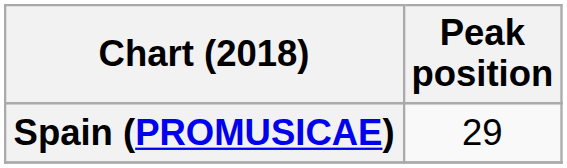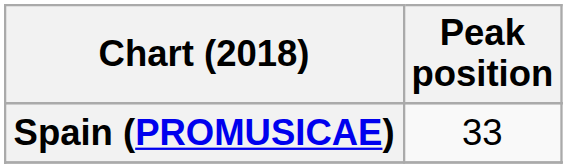(482, 132) 29 -> (482, 132) 33
